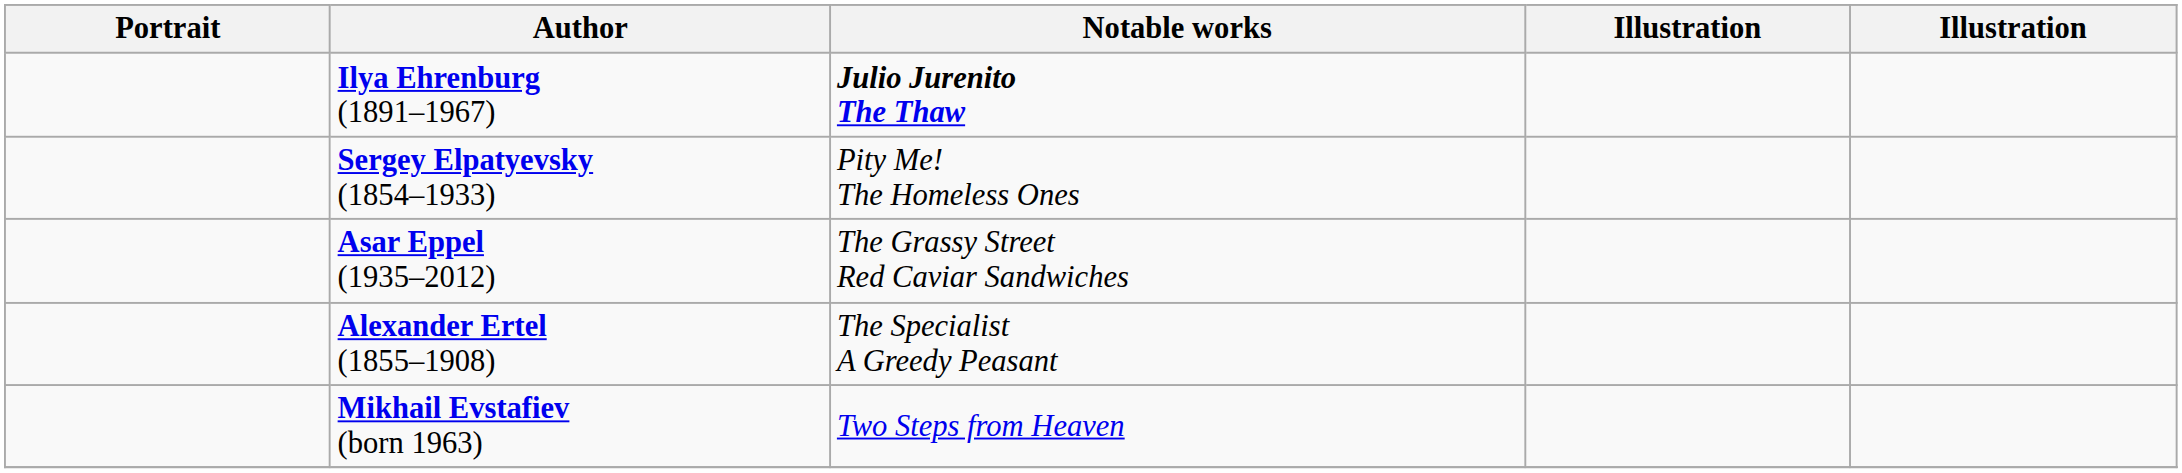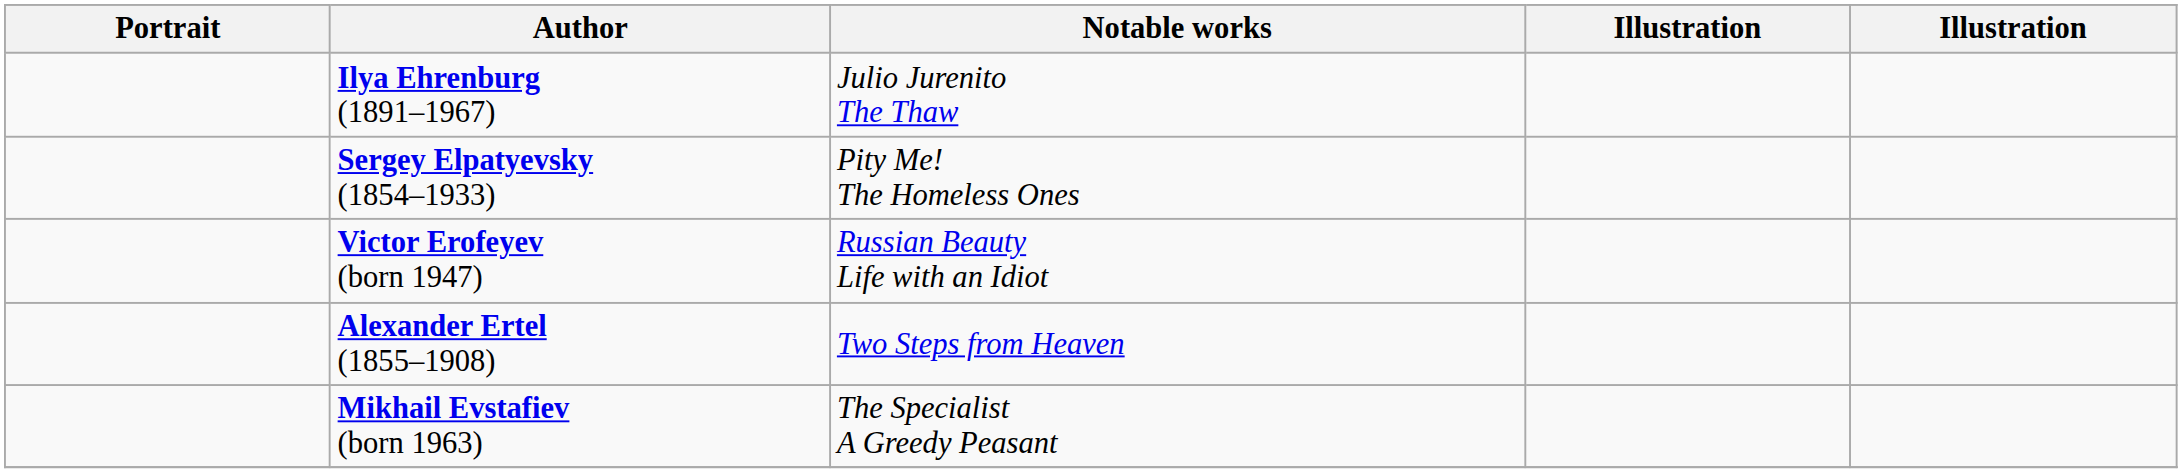(927, 94) bold -> (922, 94) normal
- row: (417, 260)
+ row: (440, 260)
(947, 342) The Specialist A Greedy Peasant -> (981, 342) Two Steps from Heaven
(981, 425) Two Steps from Heaven -> (947, 425) The Specialist A Greedy Peasant
